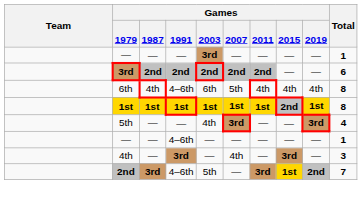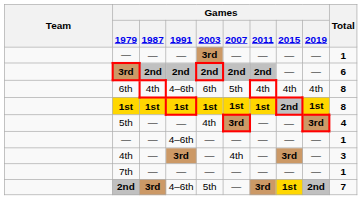+ row: (126, 172)
